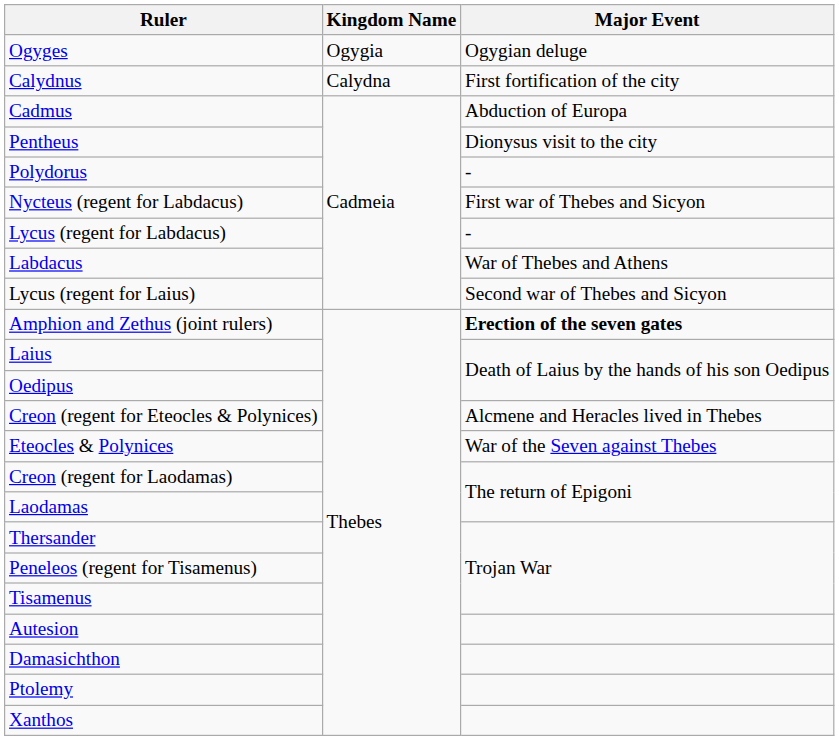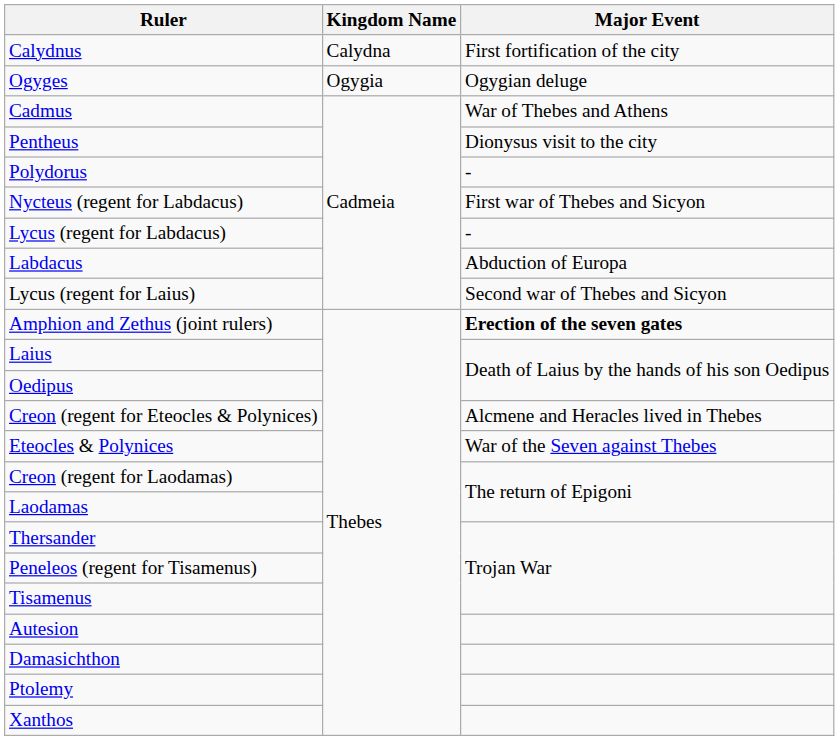rows swapped: (45, 80) <-> (38, 50)
(546, 111) Abduction of Europa -> (566, 111) War of Thebes and Athens
(566, 263) War of Thebes and Athens -> (546, 263) Abduction of Europa
